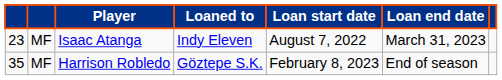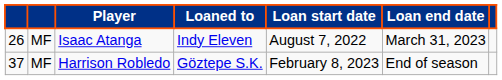(16, 40) 23 -> (16, 40) 26
(16, 63) 35 -> (16, 63) 37
